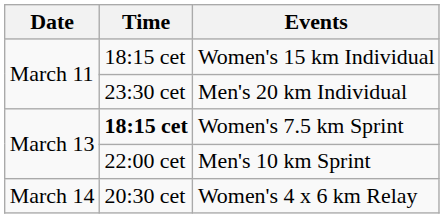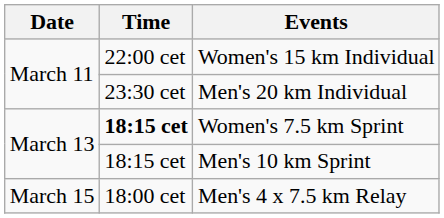(145, 56) 18:15 cet -> (145, 56) 22:00 cet
(145, 160) 22:00 cet -> (145, 160) 18:15 cet
- row: (308, 195)
+ row: (302, 195)
